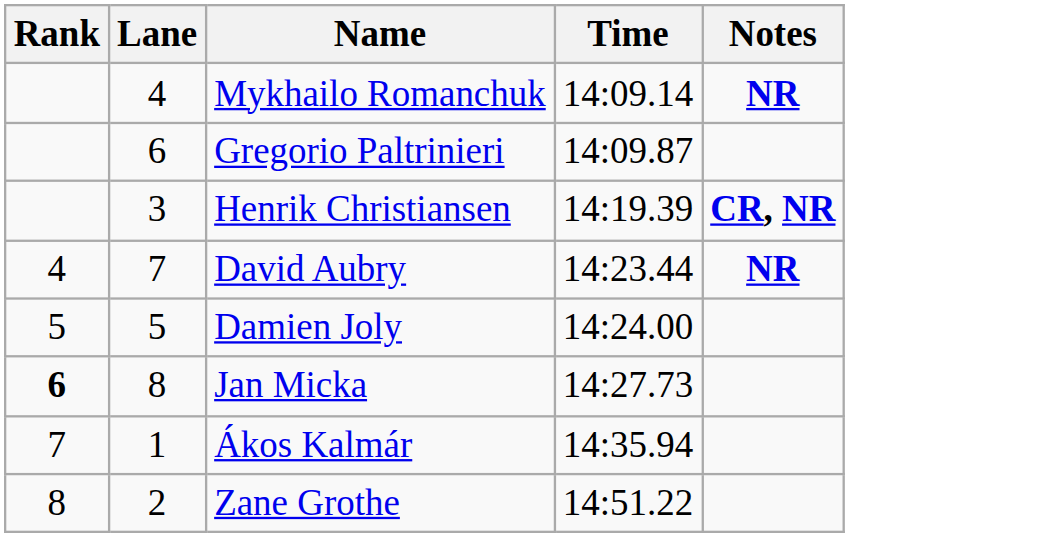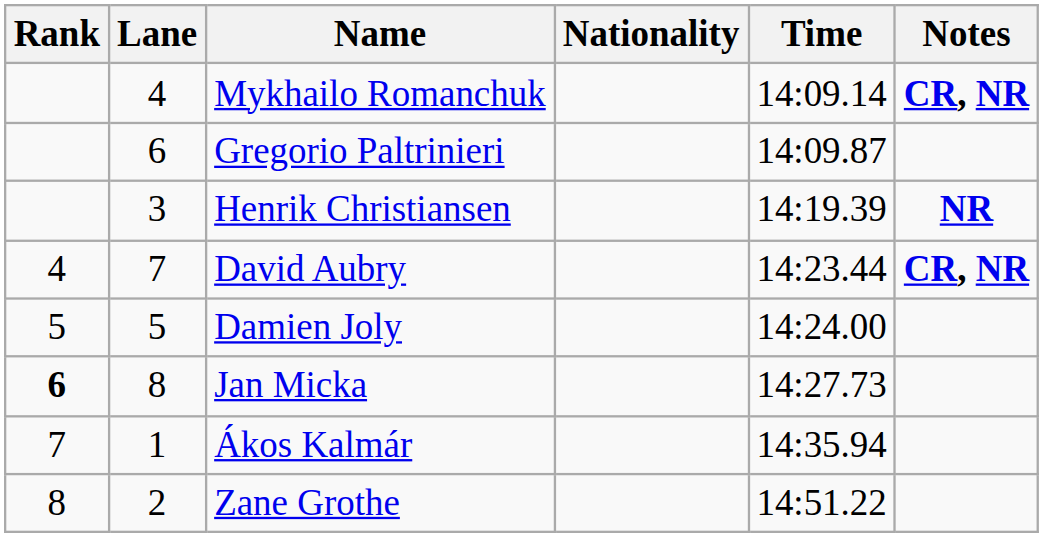+ column: (651, 33)
(773, 92) NR -> (966, 92) CR, NR
(773, 209) CR, NR -> (966, 209) NR
(773, 268) NR -> (966, 268) CR, NR
